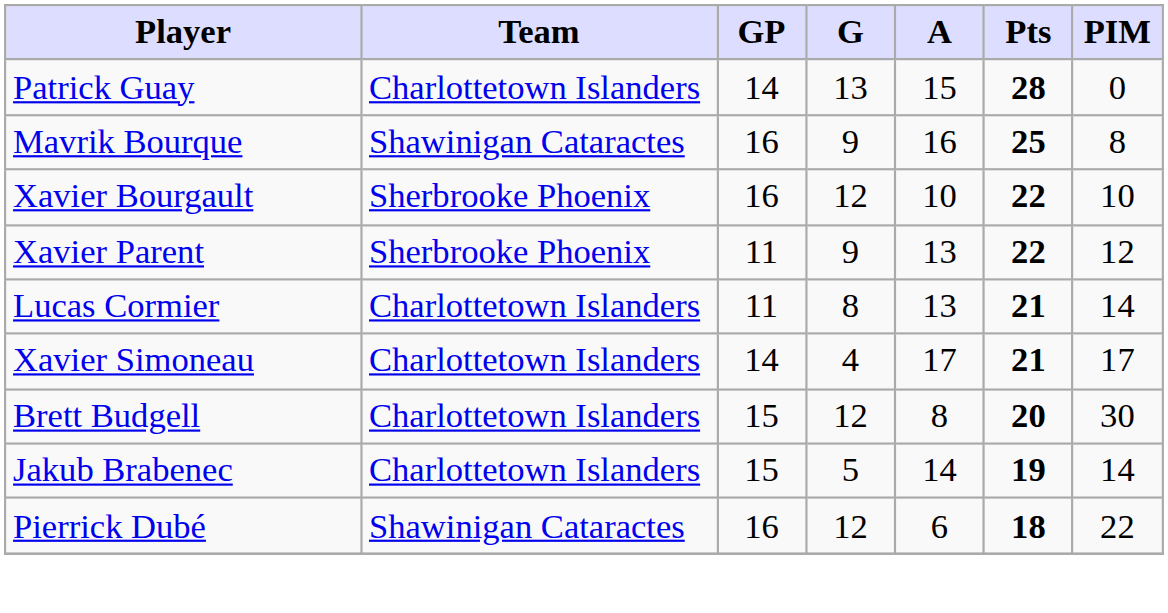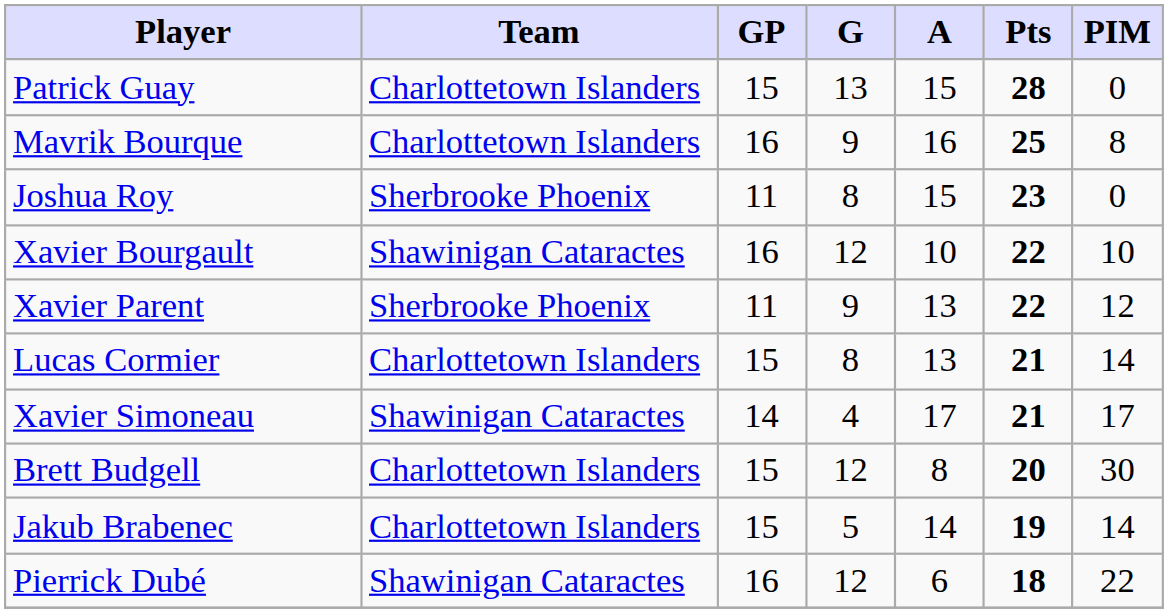(761, 86) 14 -> (761, 86) 15
(527, 141) Shawinigan Cataractes -> (535, 141) Charlottetown Islanders
+ row: (93, 196)
(510, 196) Sherbrooke Phoenix -> (527, 251) Shawinigan Cataractes
(761, 305) 11 -> (761, 360) 15
(535, 360) Charlottetown Islanders -> (527, 415) Shawinigan Cataractes
